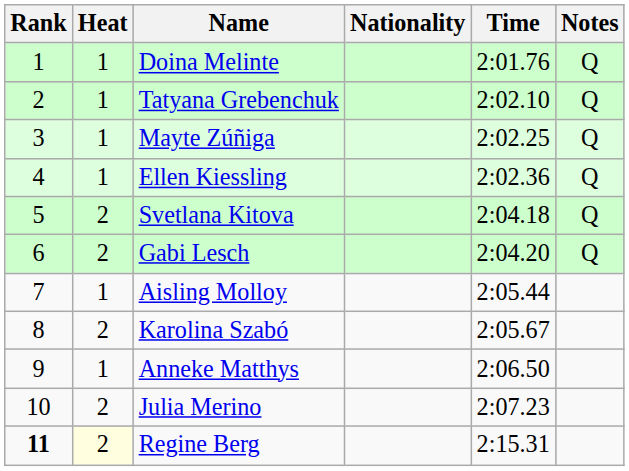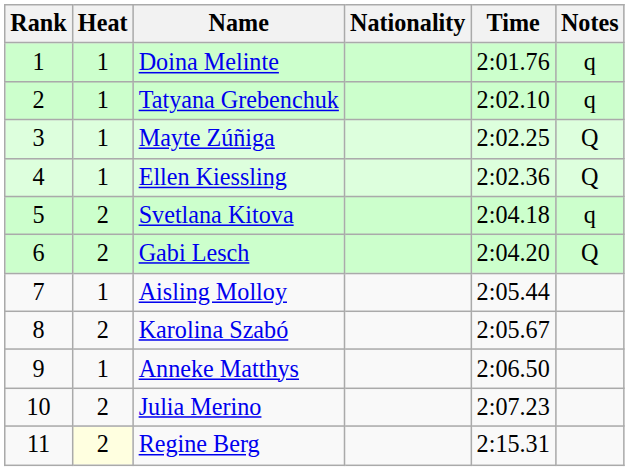(590, 61) Q -> (590, 61) q
(590, 100) Q -> (590, 100) q
(590, 215) Q -> (590, 215) q
(39, 445) bold -> (39, 445) normal
